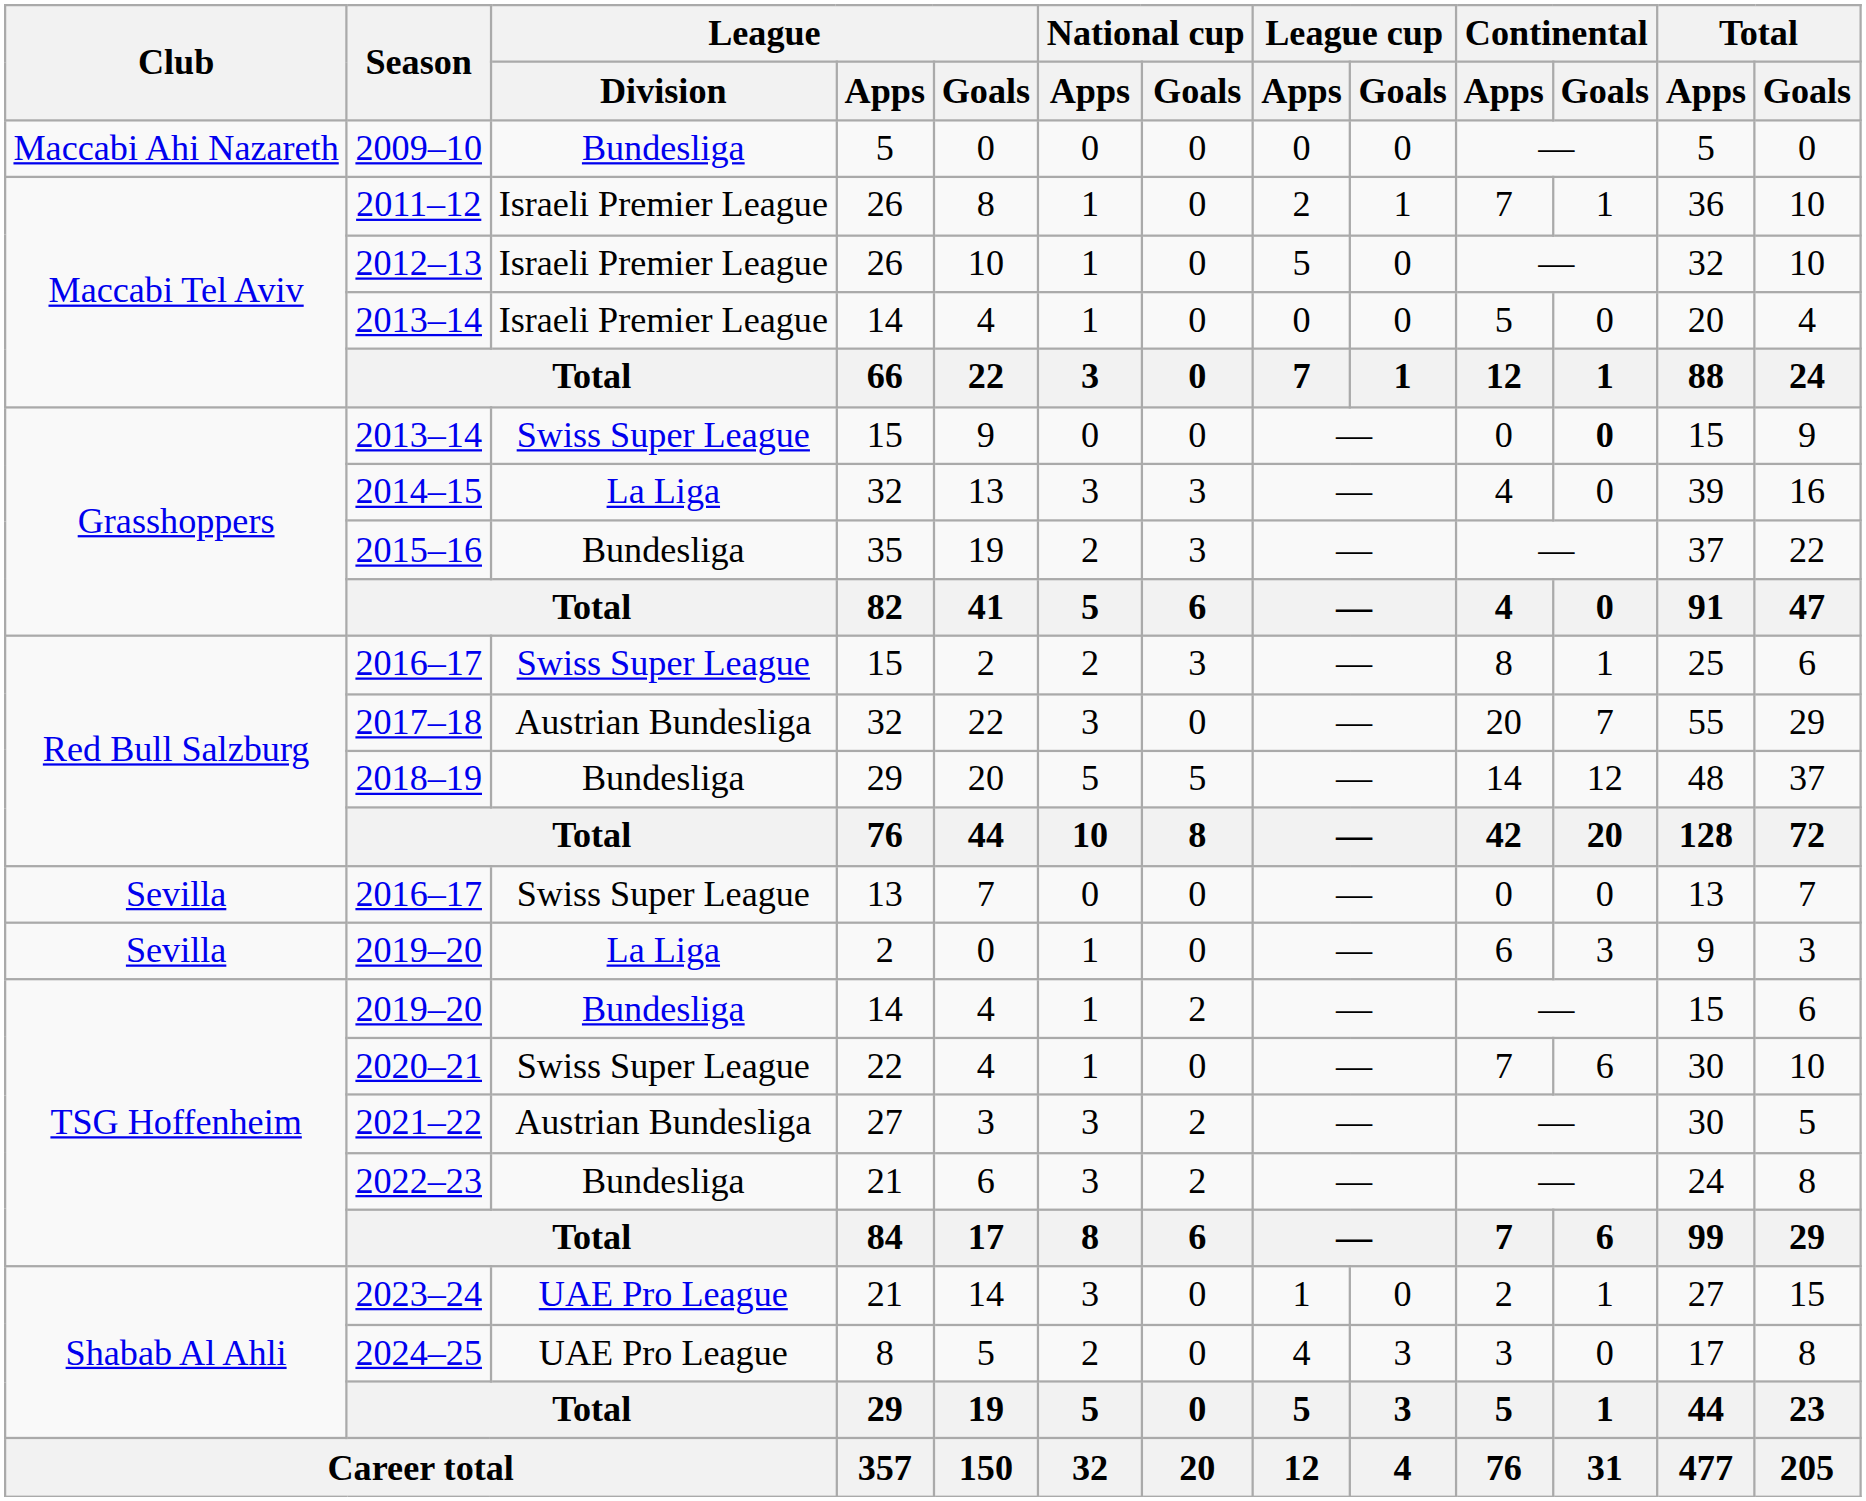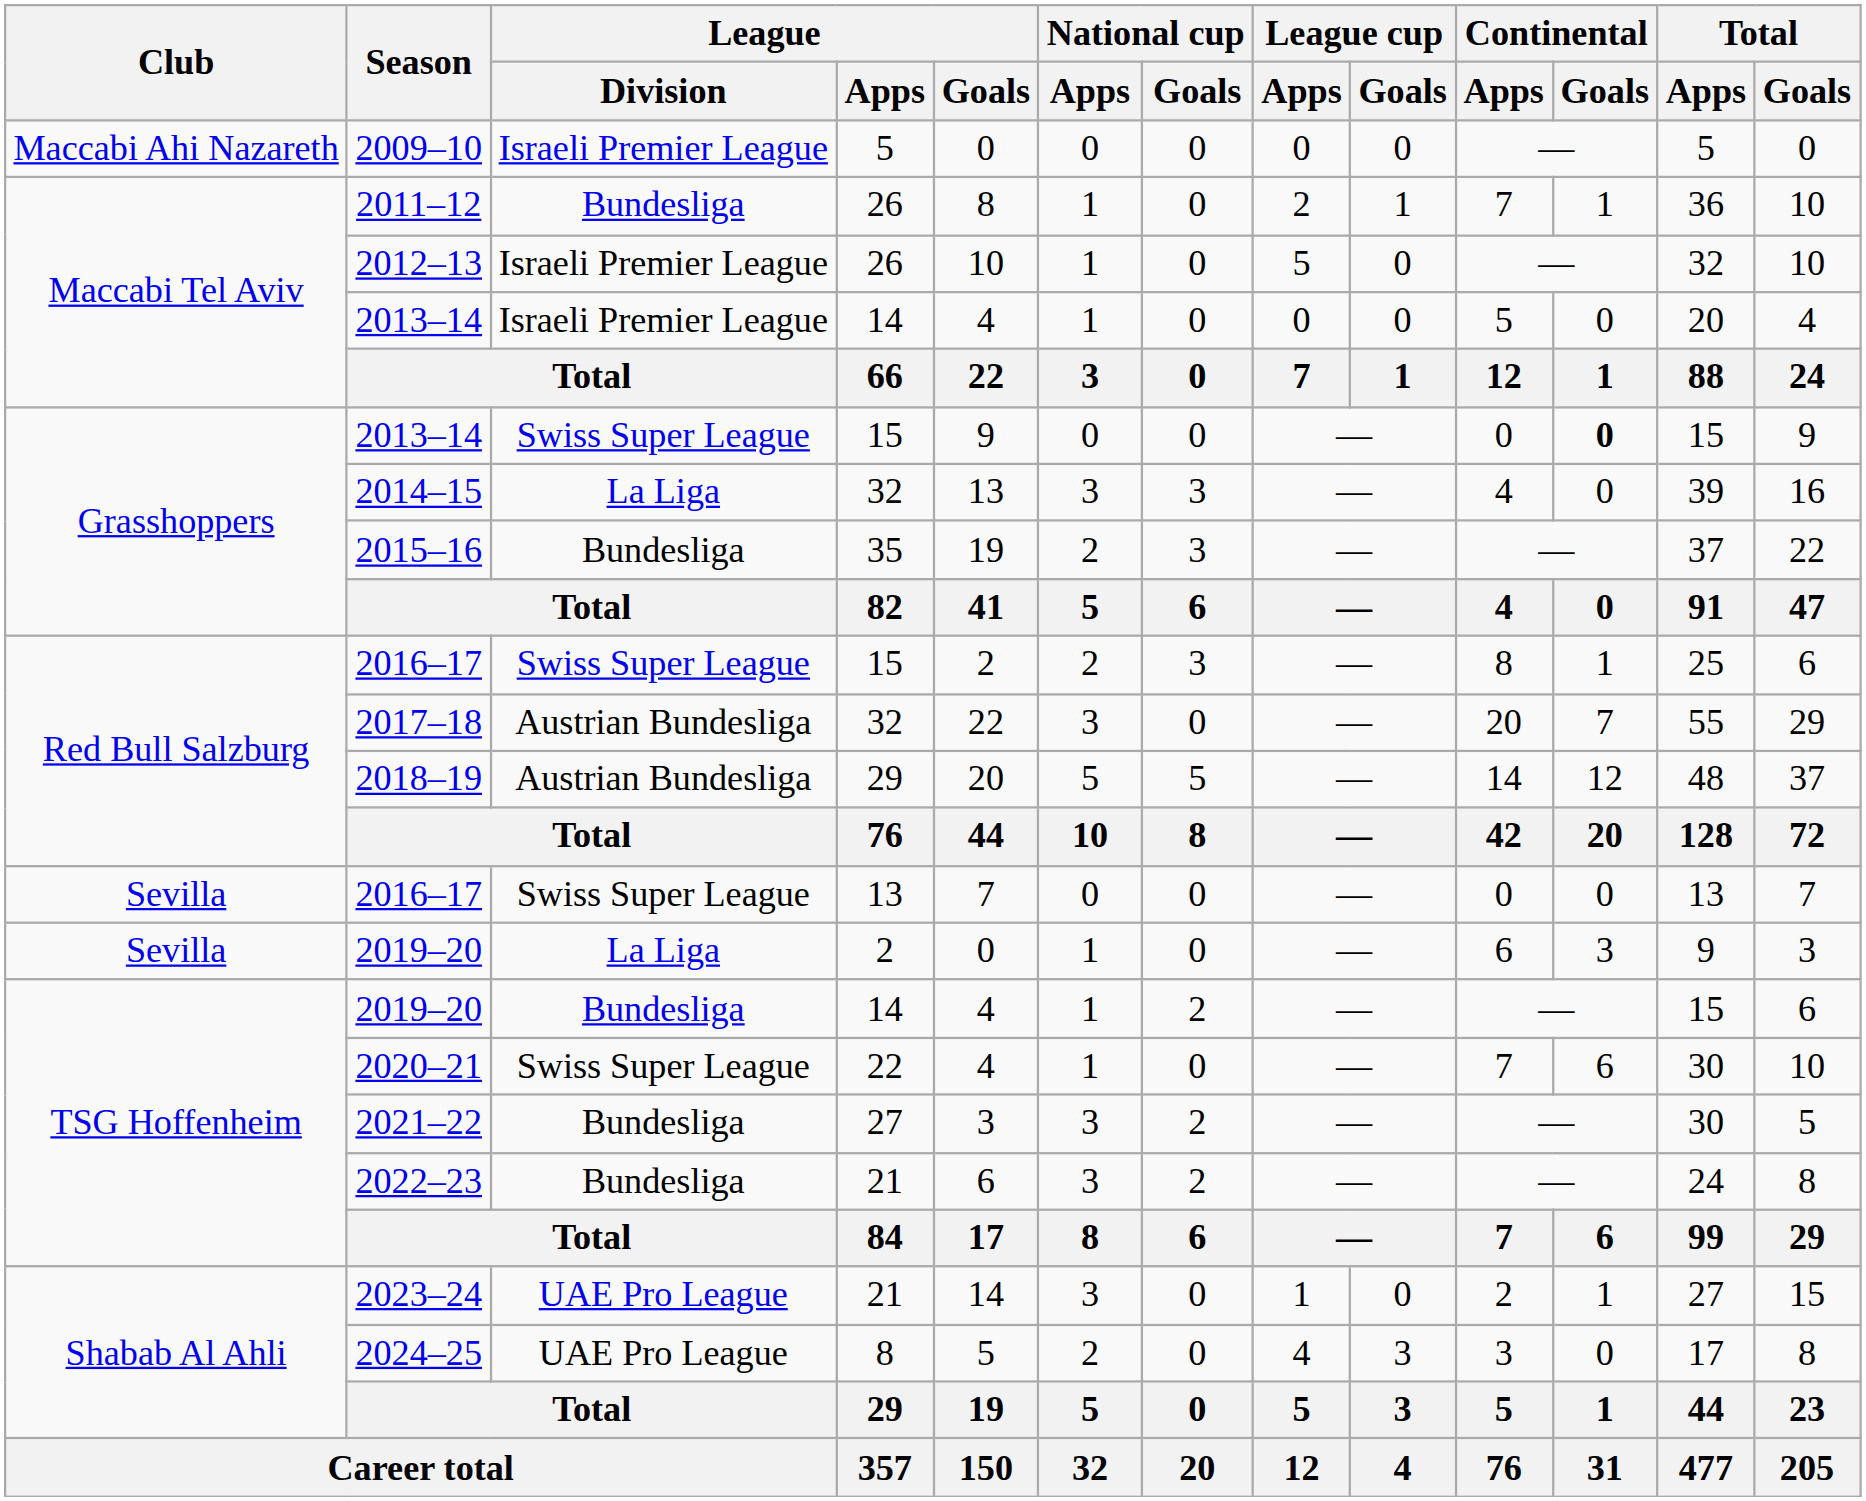(663, 147) Bundesliga -> (663, 147) Israeli Premier League
(663, 205) Israeli Premier League -> (663, 205) Bundesliga
(663, 778) Bundesliga -> (663, 778) Austrian Bundesliga
(663, 1122) Austrian Bundesliga -> (663, 1122) Bundesliga
